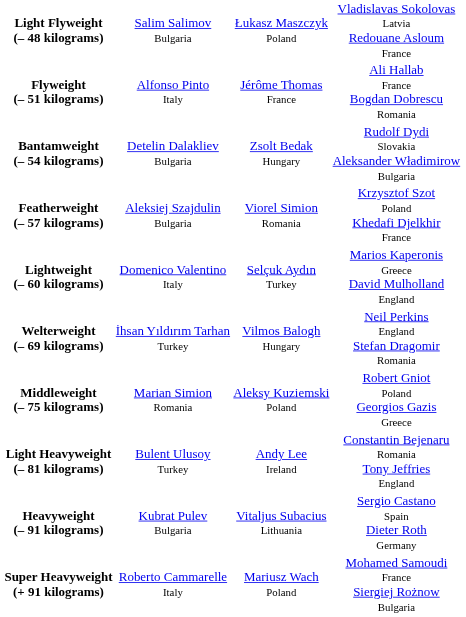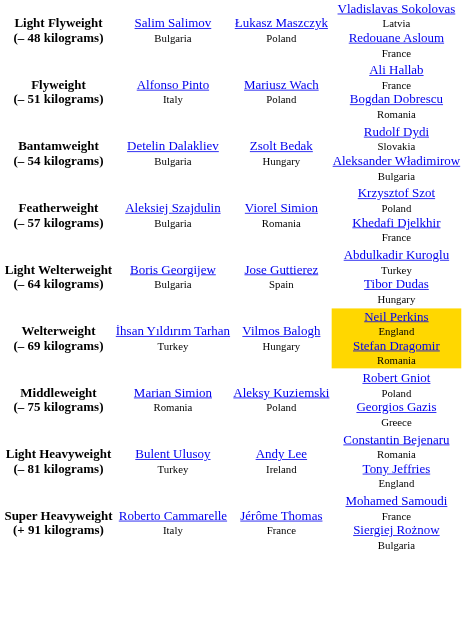(281, 92) Jérôme Thomas France -> (281, 92) Mariusz Wach Poland
- row: (58, 276)
+ row: (58, 276)
(396, 338) no background -> (396, 338) gold background
- row: (58, 523)
(281, 584) Mariusz Wach Poland -> (281, 523) Jérôme Thomas France
